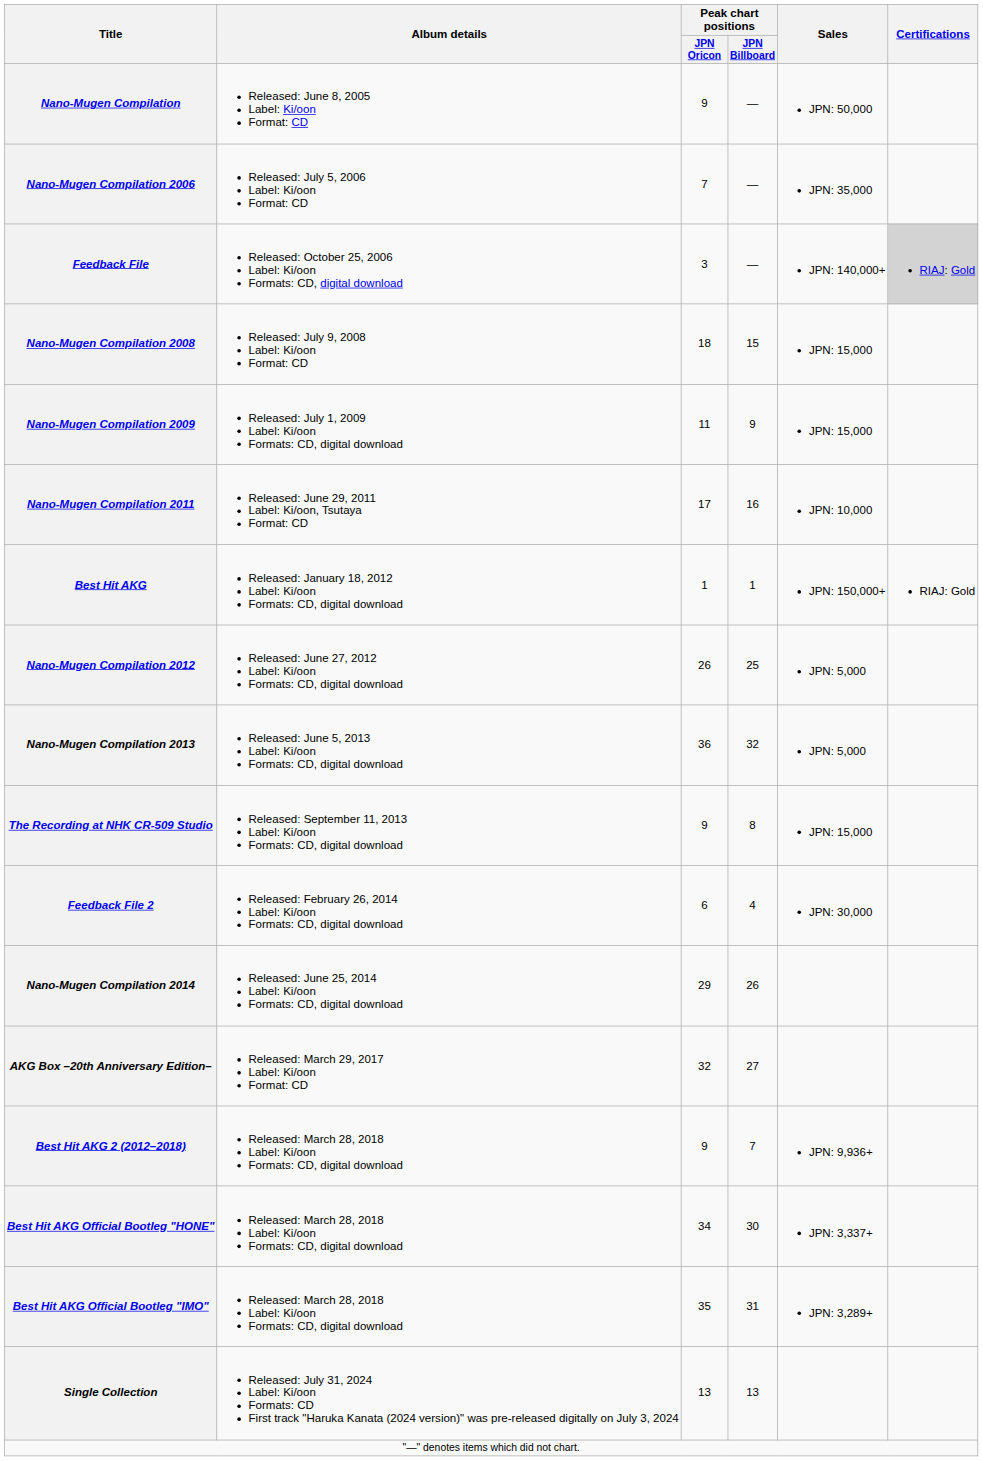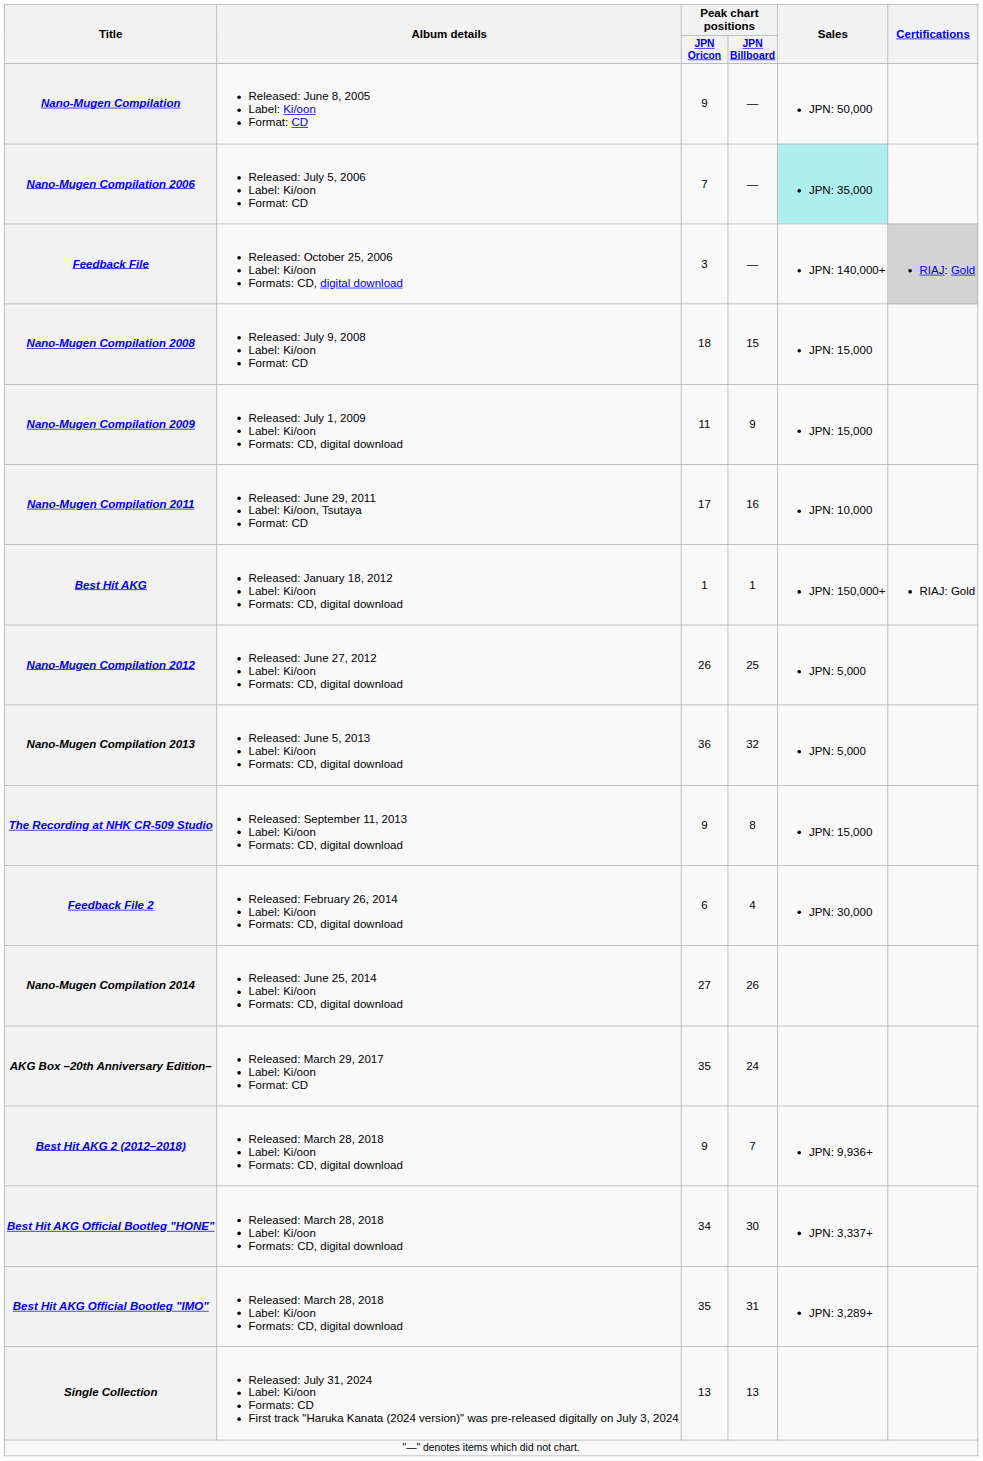(833, 190) no background -> (833, 190) paleturquoise background
(705, 985) 29 -> (705, 985) 27
(705, 1066) 32 -> (705, 1066) 35
(753, 1066) 27 -> (753, 1066) 24
